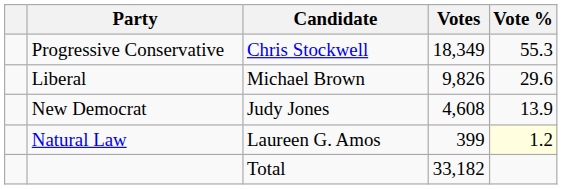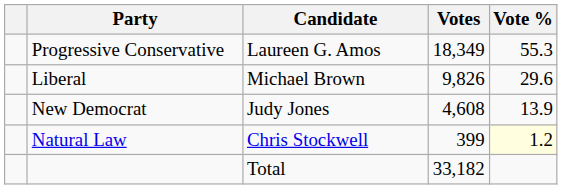(308, 49) Chris Stockwell -> (314, 49) Laureen G. Amos
(314, 139) Laureen G. Amos -> (308, 139) Chris Stockwell
